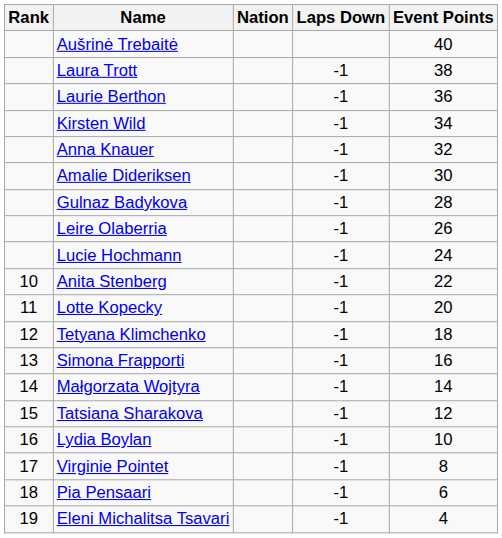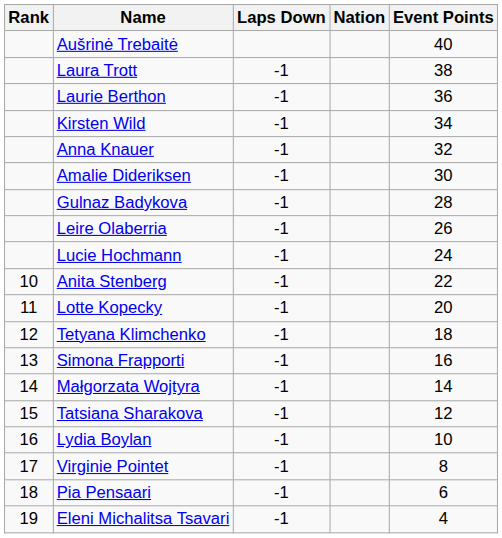columns swapped: (263, 17) <-> (341, 17)
